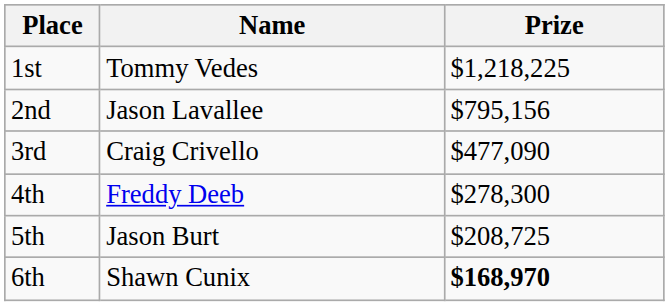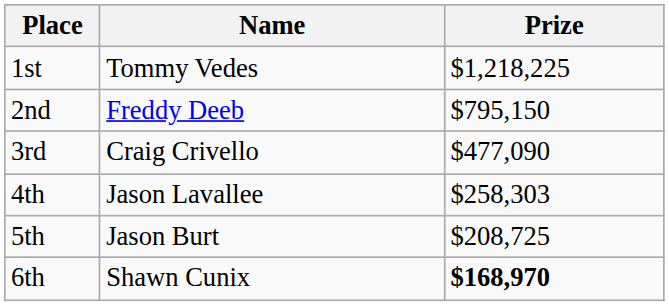(185, 109) Jason Lavallee -> (175, 109) Freddy Deeb
(500, 109) $795,156 -> (500, 109) $795,150
(175, 194) Freddy Deeb -> (185, 194) Jason Lavallee
(500, 194) $278,300 -> (500, 194) $258,303
